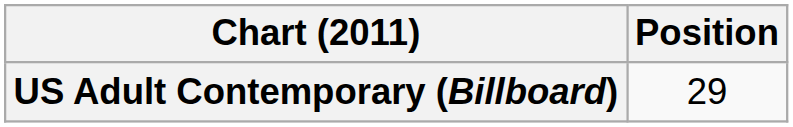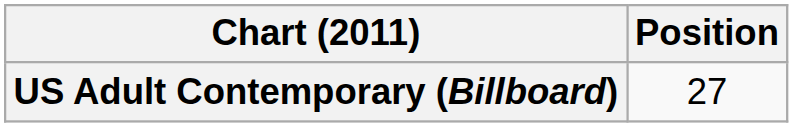(707, 91) 29 -> (707, 91) 27
